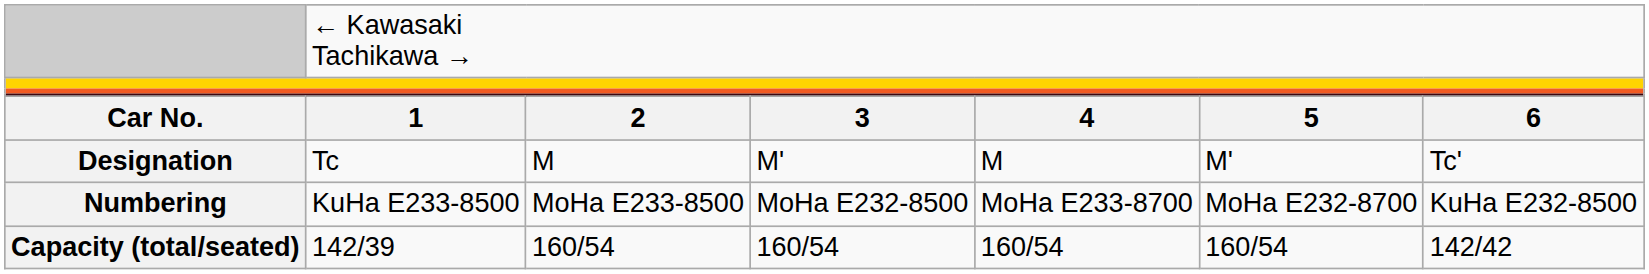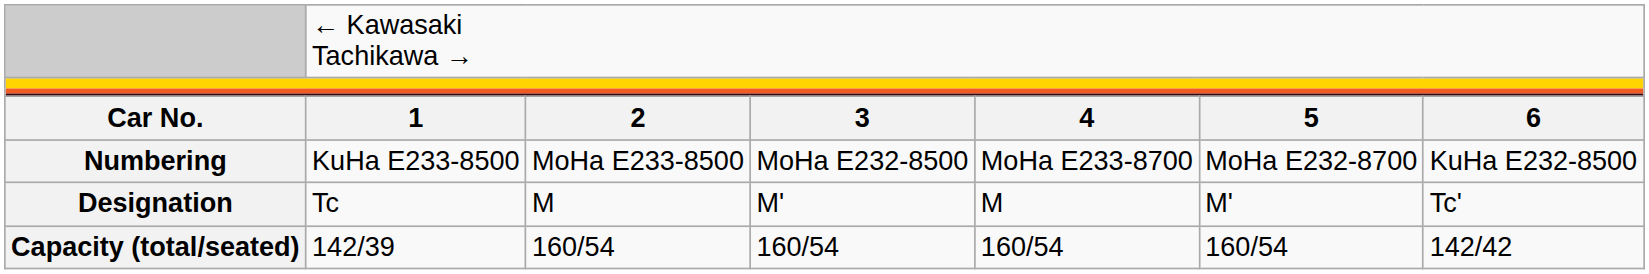rows swapped: (155, 160) <-> (155, 203)
